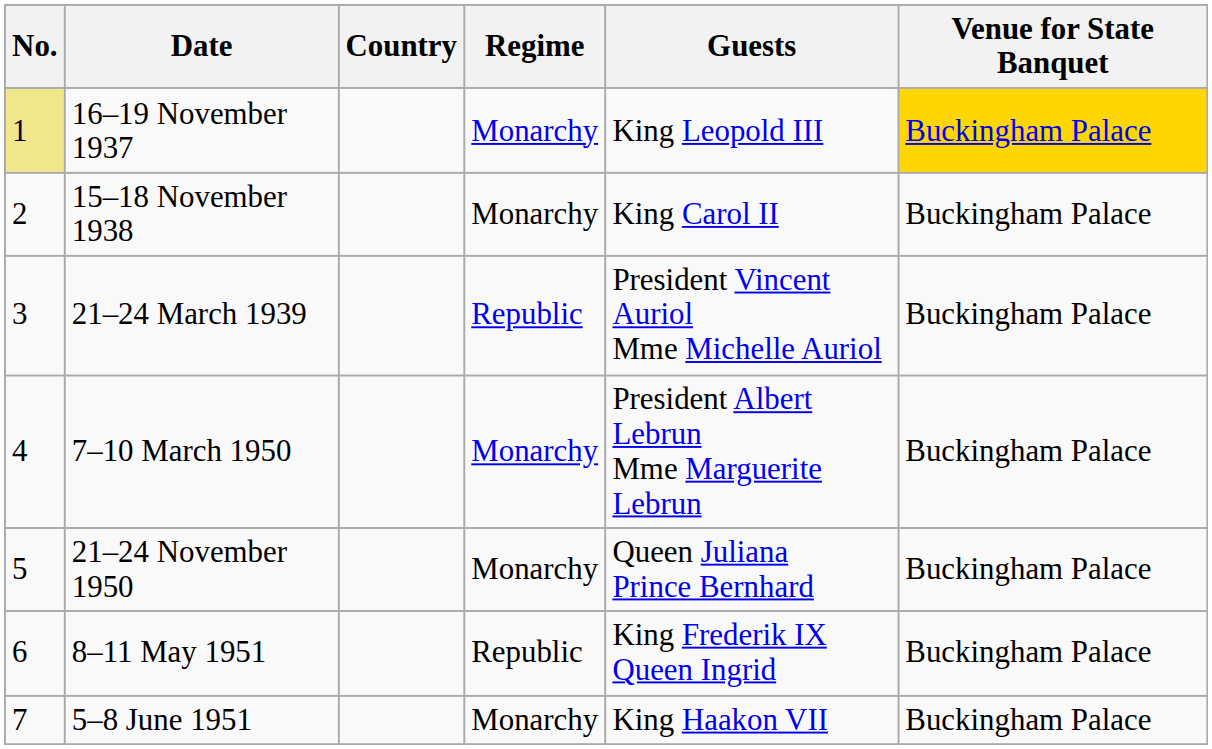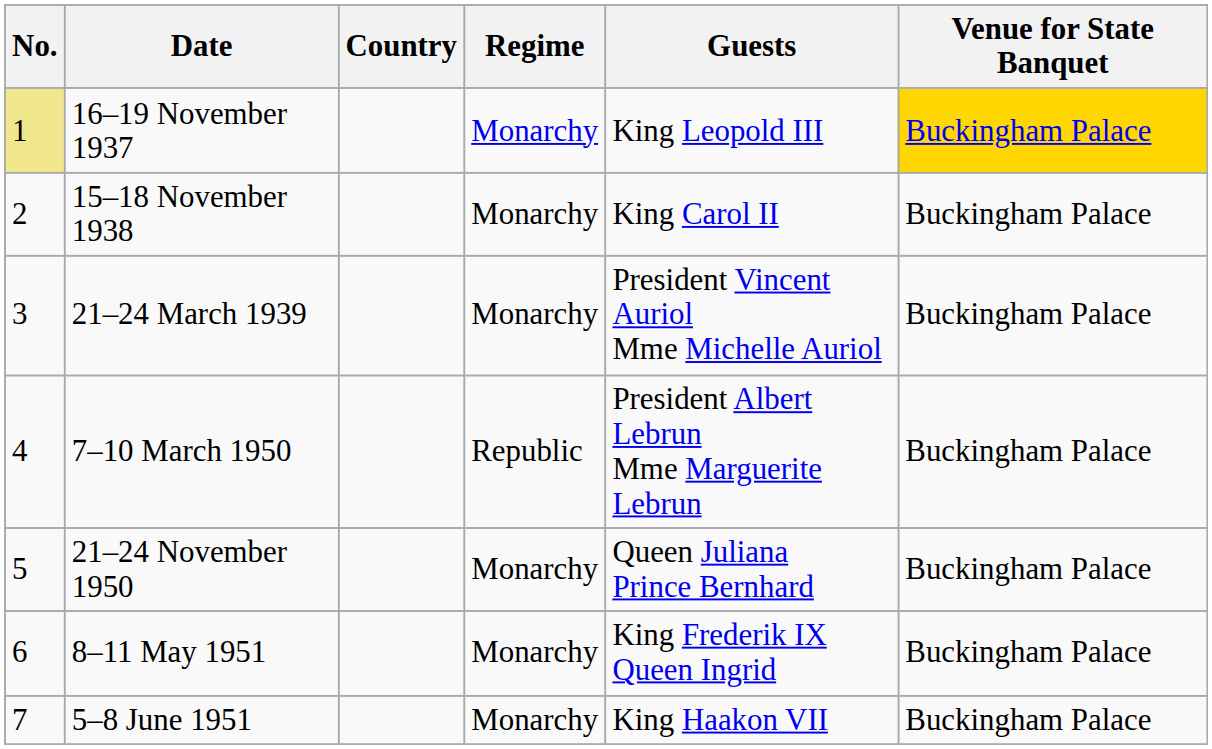(527, 314) Republic -> (535, 314) Monarchy
(535, 450) Monarchy -> (527, 450) Republic
(527, 652) Republic -> (535, 652) Monarchy
